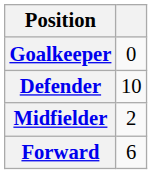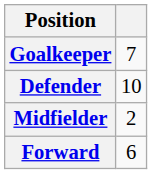(131, 53) 0 -> (131, 53) 7
